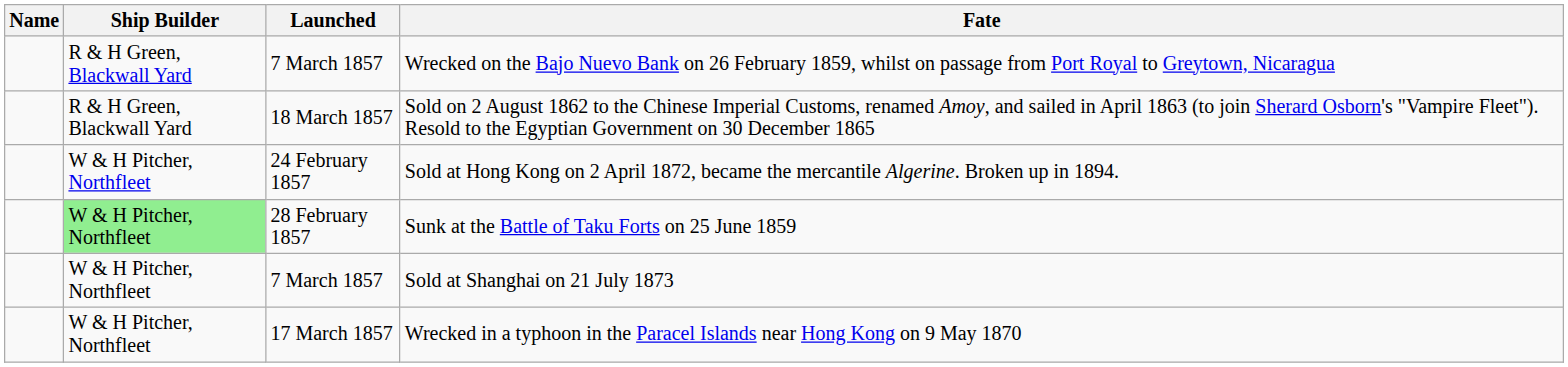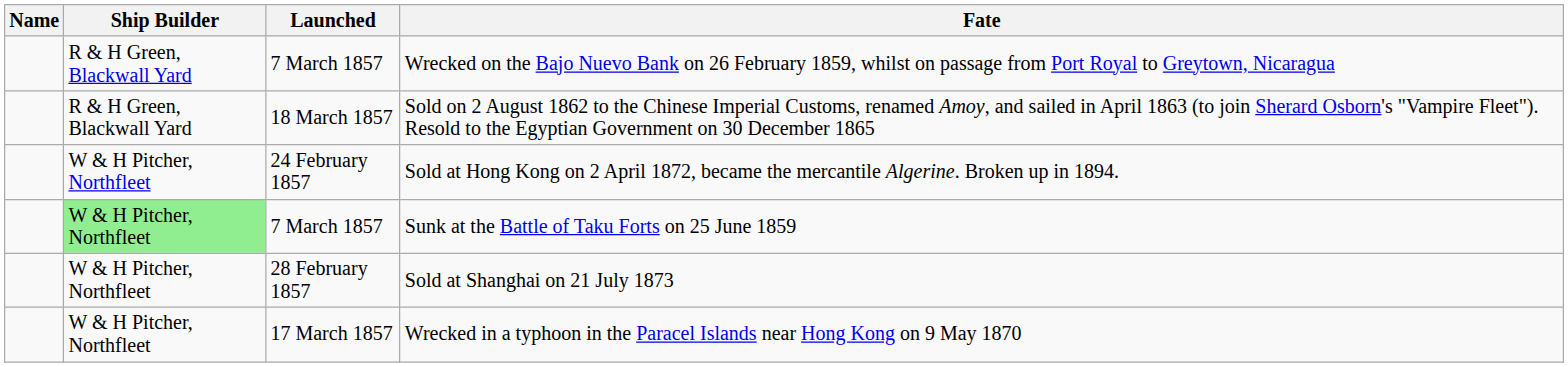(319, 225) 28 February 1857 -> (327, 225) 7 March 1857
(327, 280) 7 March 1857 -> (319, 280) 28 February 1857
